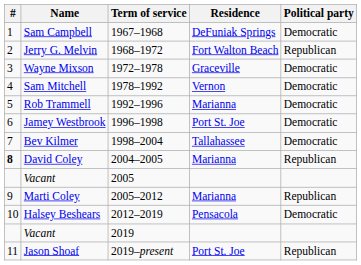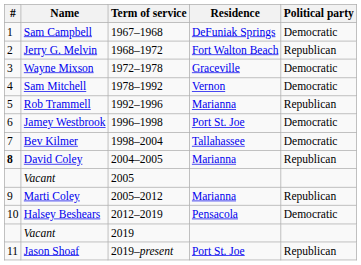(311, 104) Democratic -> (310, 104) Republican
